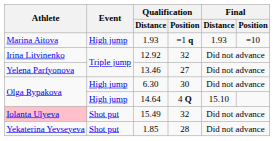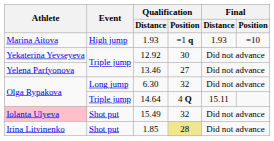(36, 55) Irina Litvinenko -> (46, 55) Yekaterina Yevseyeva
(185, 55) 32 -> (185, 55) 30
(108, 85) High jump -> (109, 85) Long jump
(185, 85) 30 -> (185, 85) 32
(108, 99) High jump -> (110, 99) Triple jump
(219, 99) 15.10 -> (219, 99) 15.11
(46, 129) Yekaterina Yevseyeva -> (36, 129) Irina Litvinenko
(185, 129) no background -> (185, 129) khaki background
